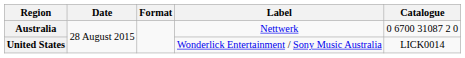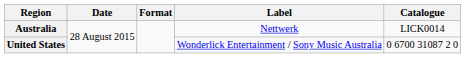(422, 28) 0 6700 31087 2 0 -> (422, 28) LICK0014
(422, 45) LICK0014 -> (422, 45) 0 6700 31087 2 0
